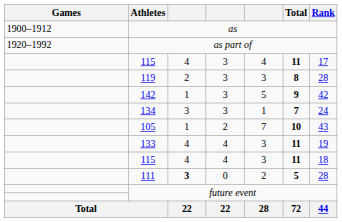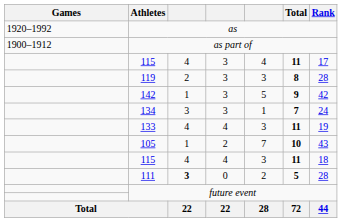(29, 29) 1900–1912 -> (29, 29) 1920–1992
(29, 45) 1920–1992 -> (29, 45) 1900–1912
rows swapped: (148, 144) <-> (148, 127)
